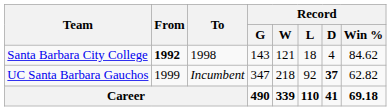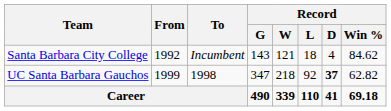(167, 55) bold -> (167, 55) normal
(203, 55) 1998 -> (218, 55) Incumbent
(218, 75) Incumbent -> (203, 75) 1998
